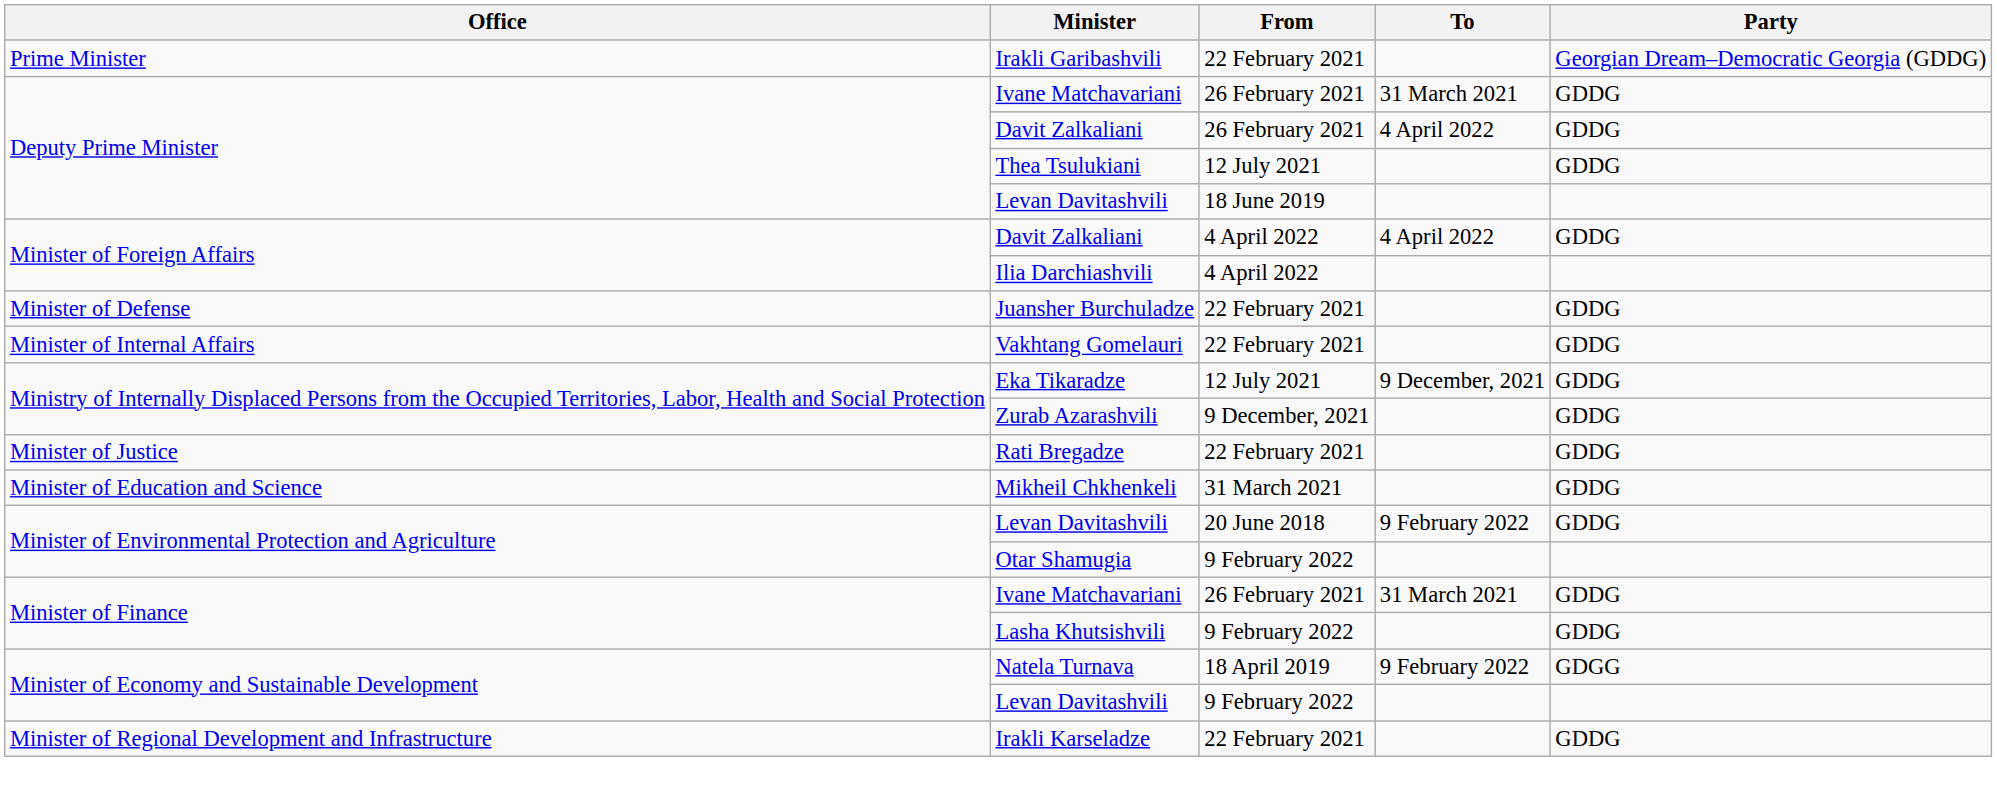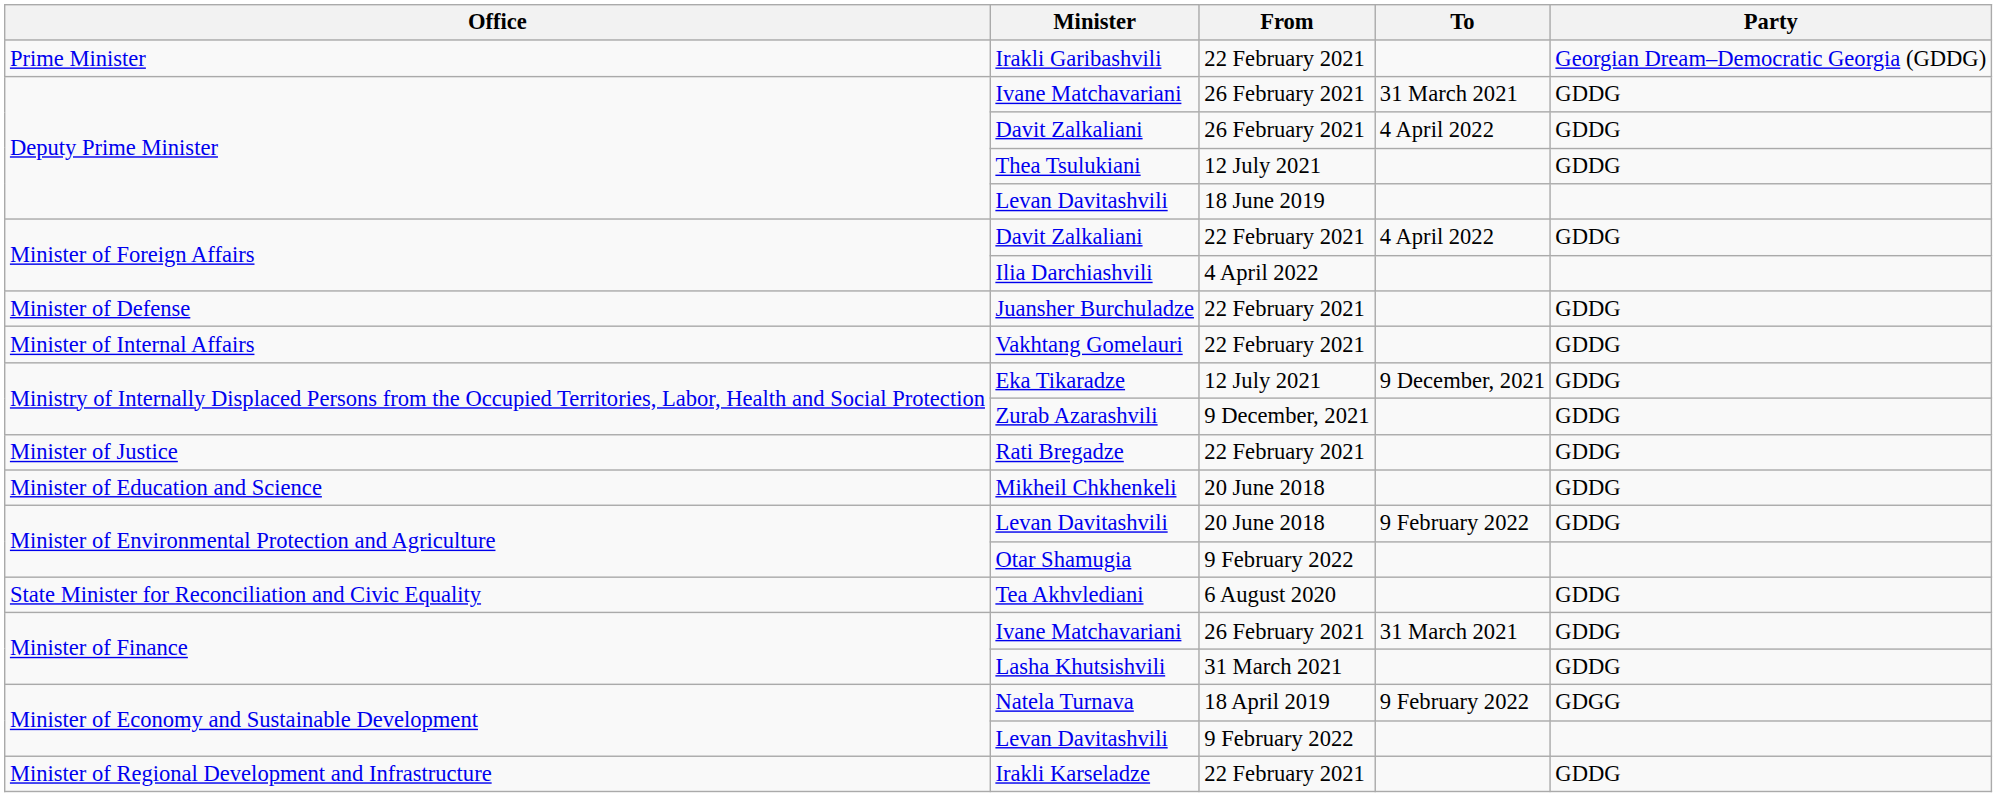(1261, 237) 4 April 2022 -> (1285, 237) 22 February 2021
(1273, 487) 31 March 2021 -> (1265, 487) 20 June 2018
+ row: (245, 594)
(1279, 630) 9 February 2022 -> (1273, 666) 31 March 2021
